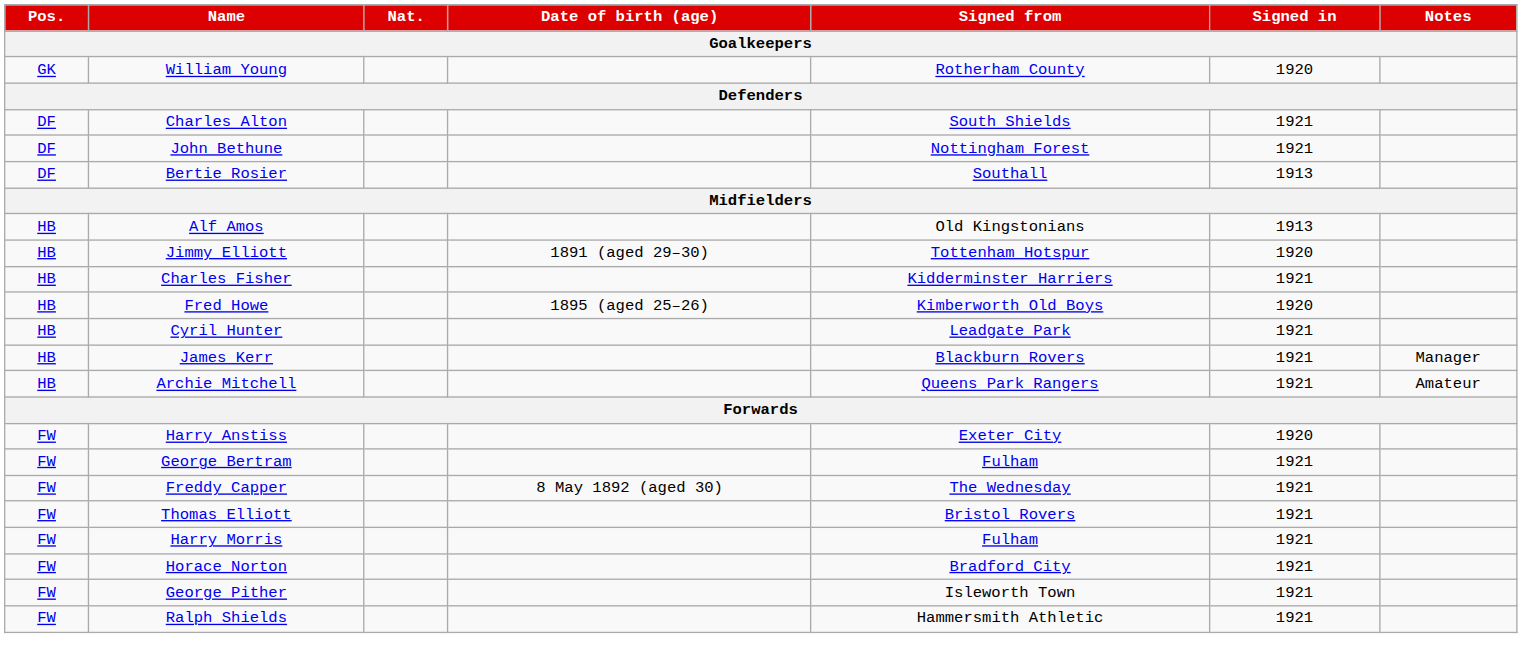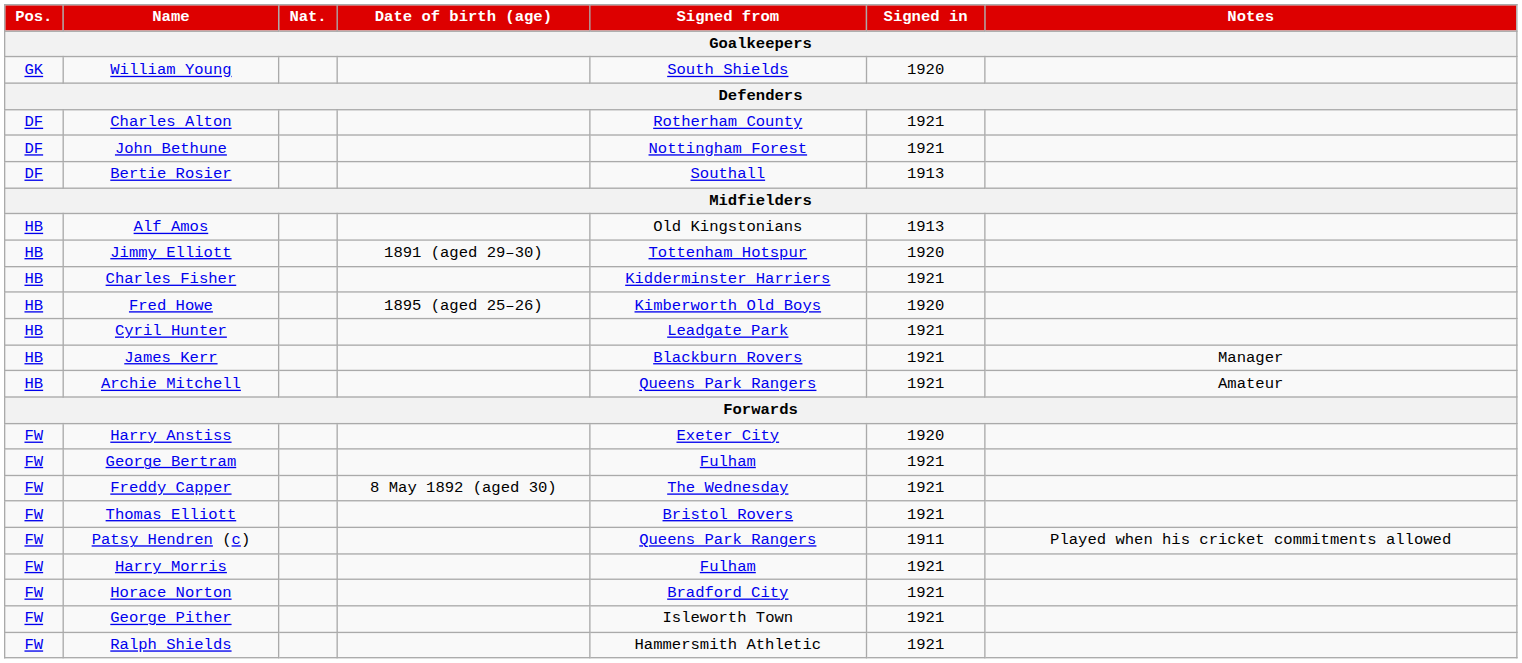(1010, 70) Rotherham County -> (728, 70) South Shields
(1010, 122) South Shields -> (728, 122) Rotherham County
+ row: (171, 540)
